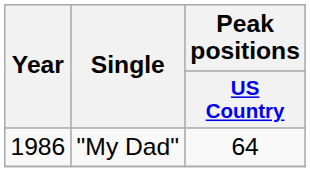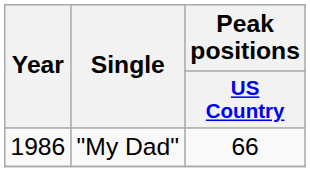(245, 146) 64 -> (245, 146) 66
